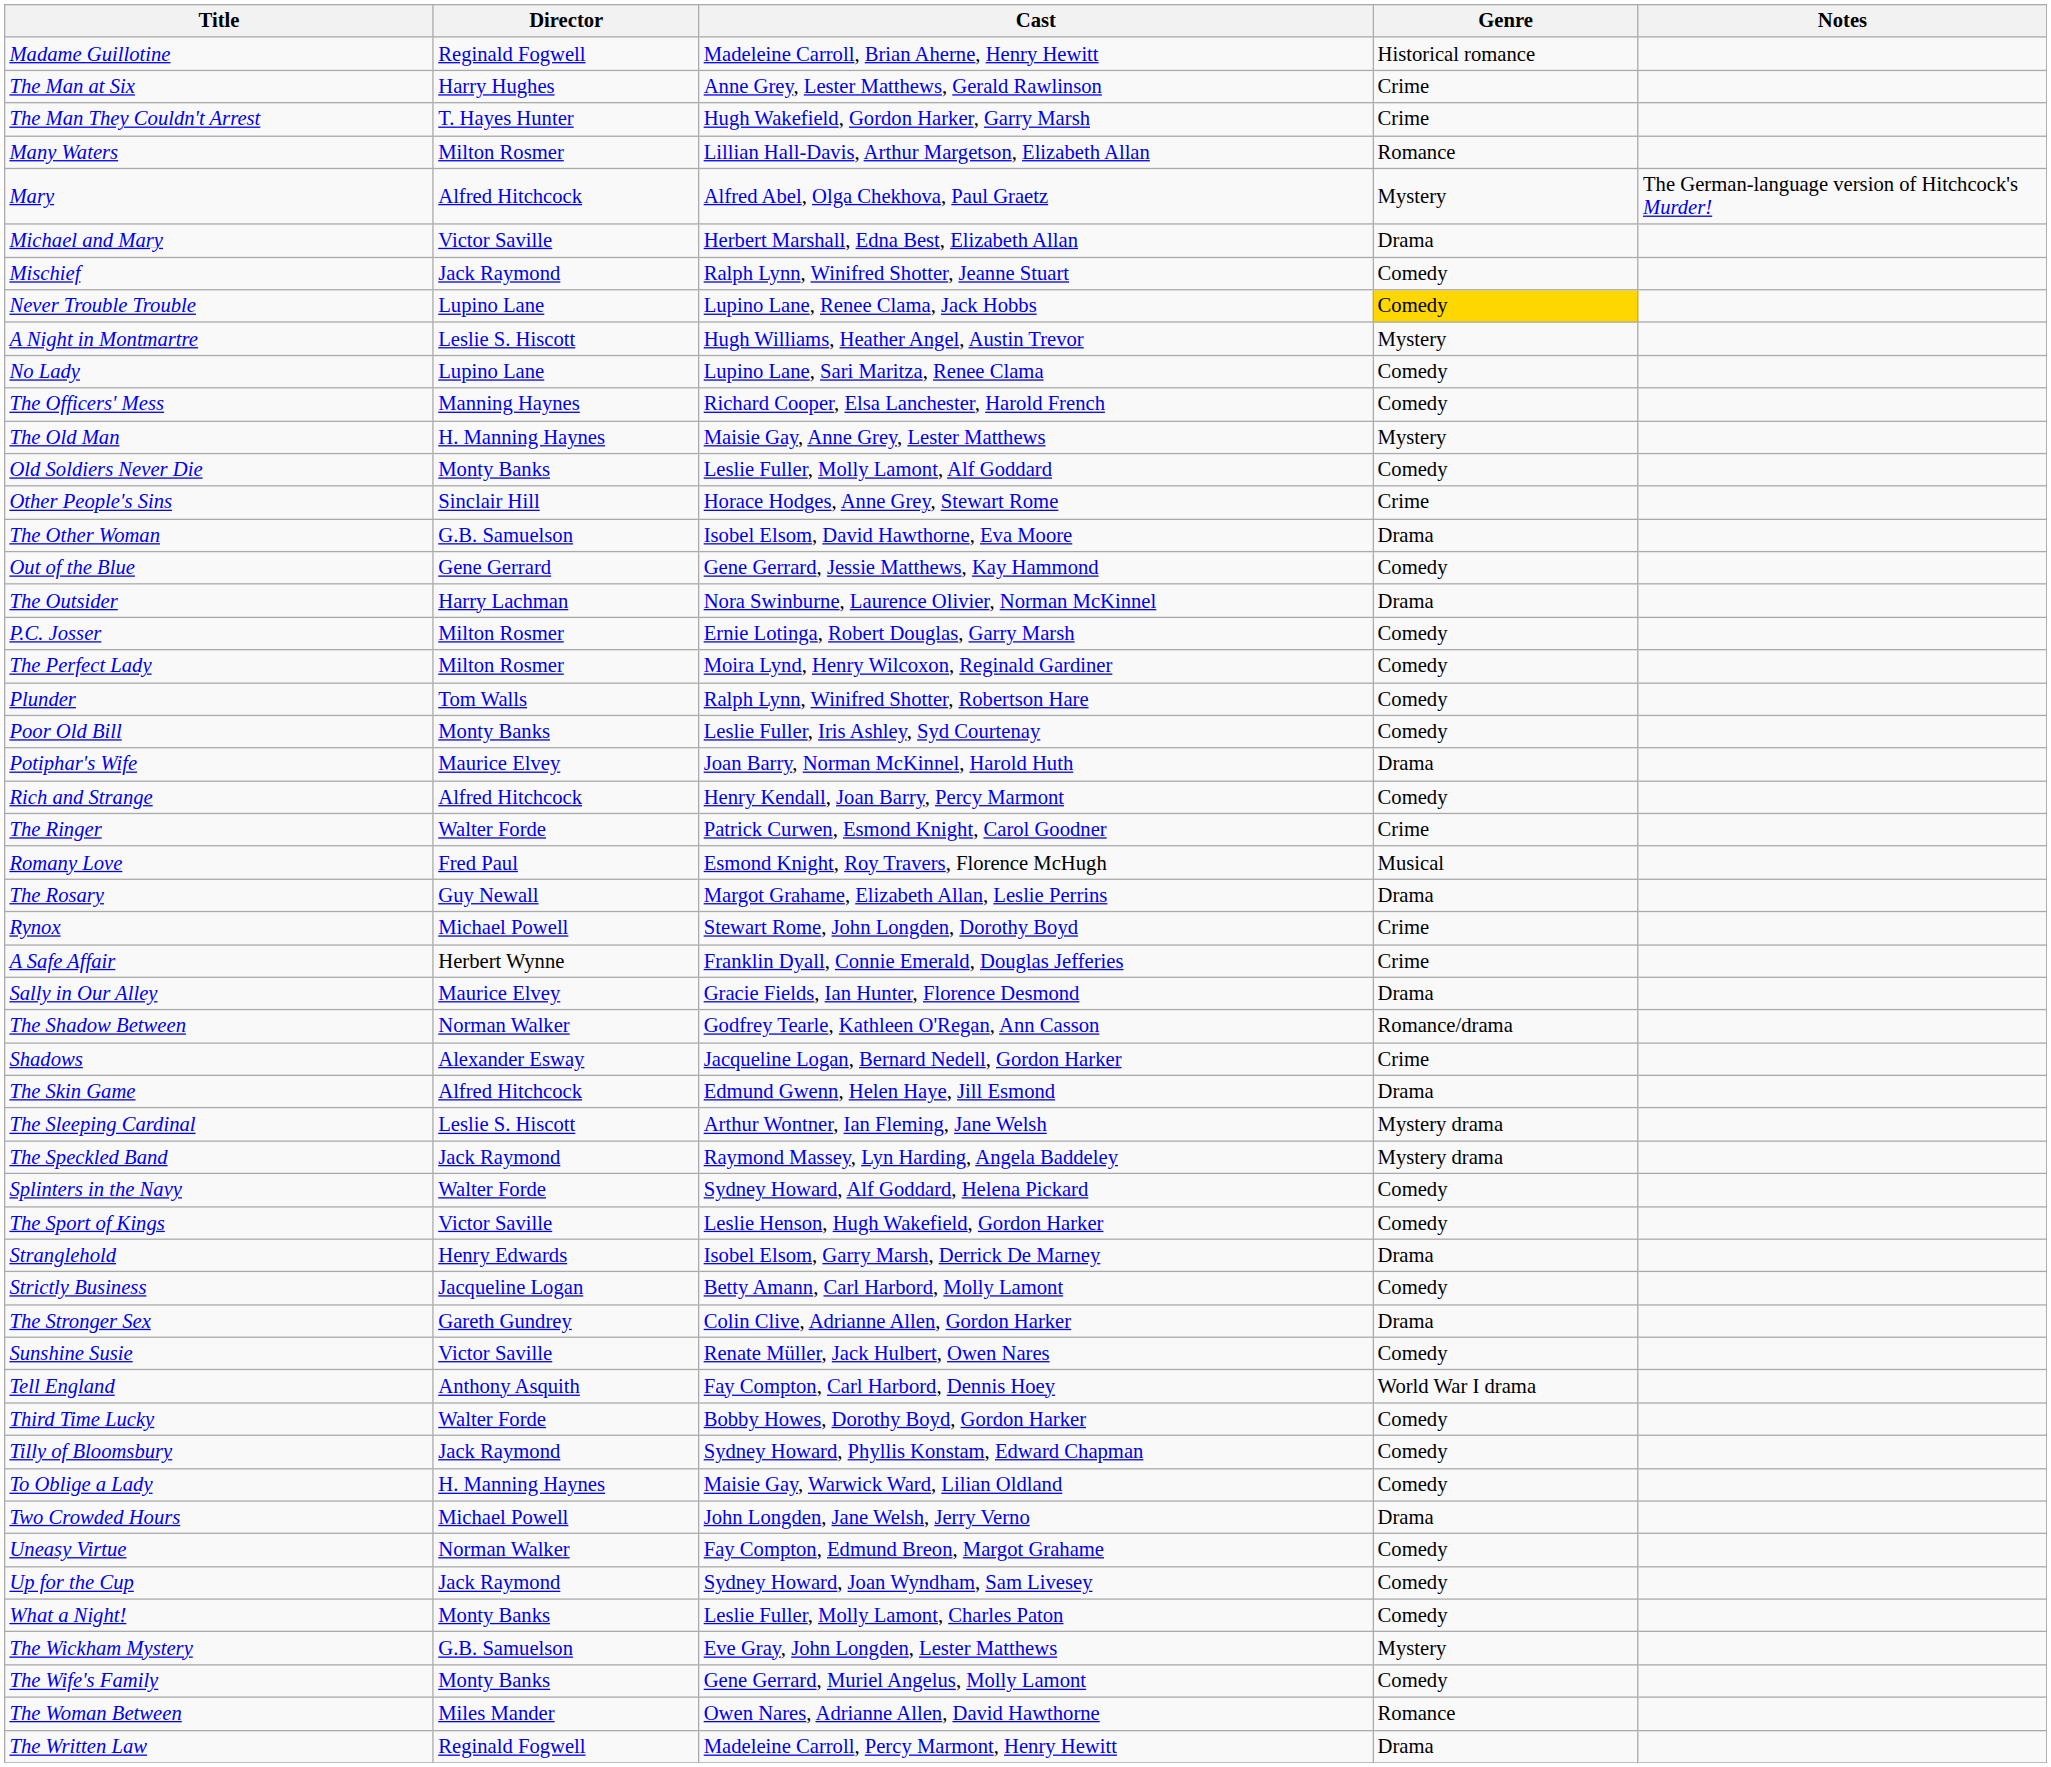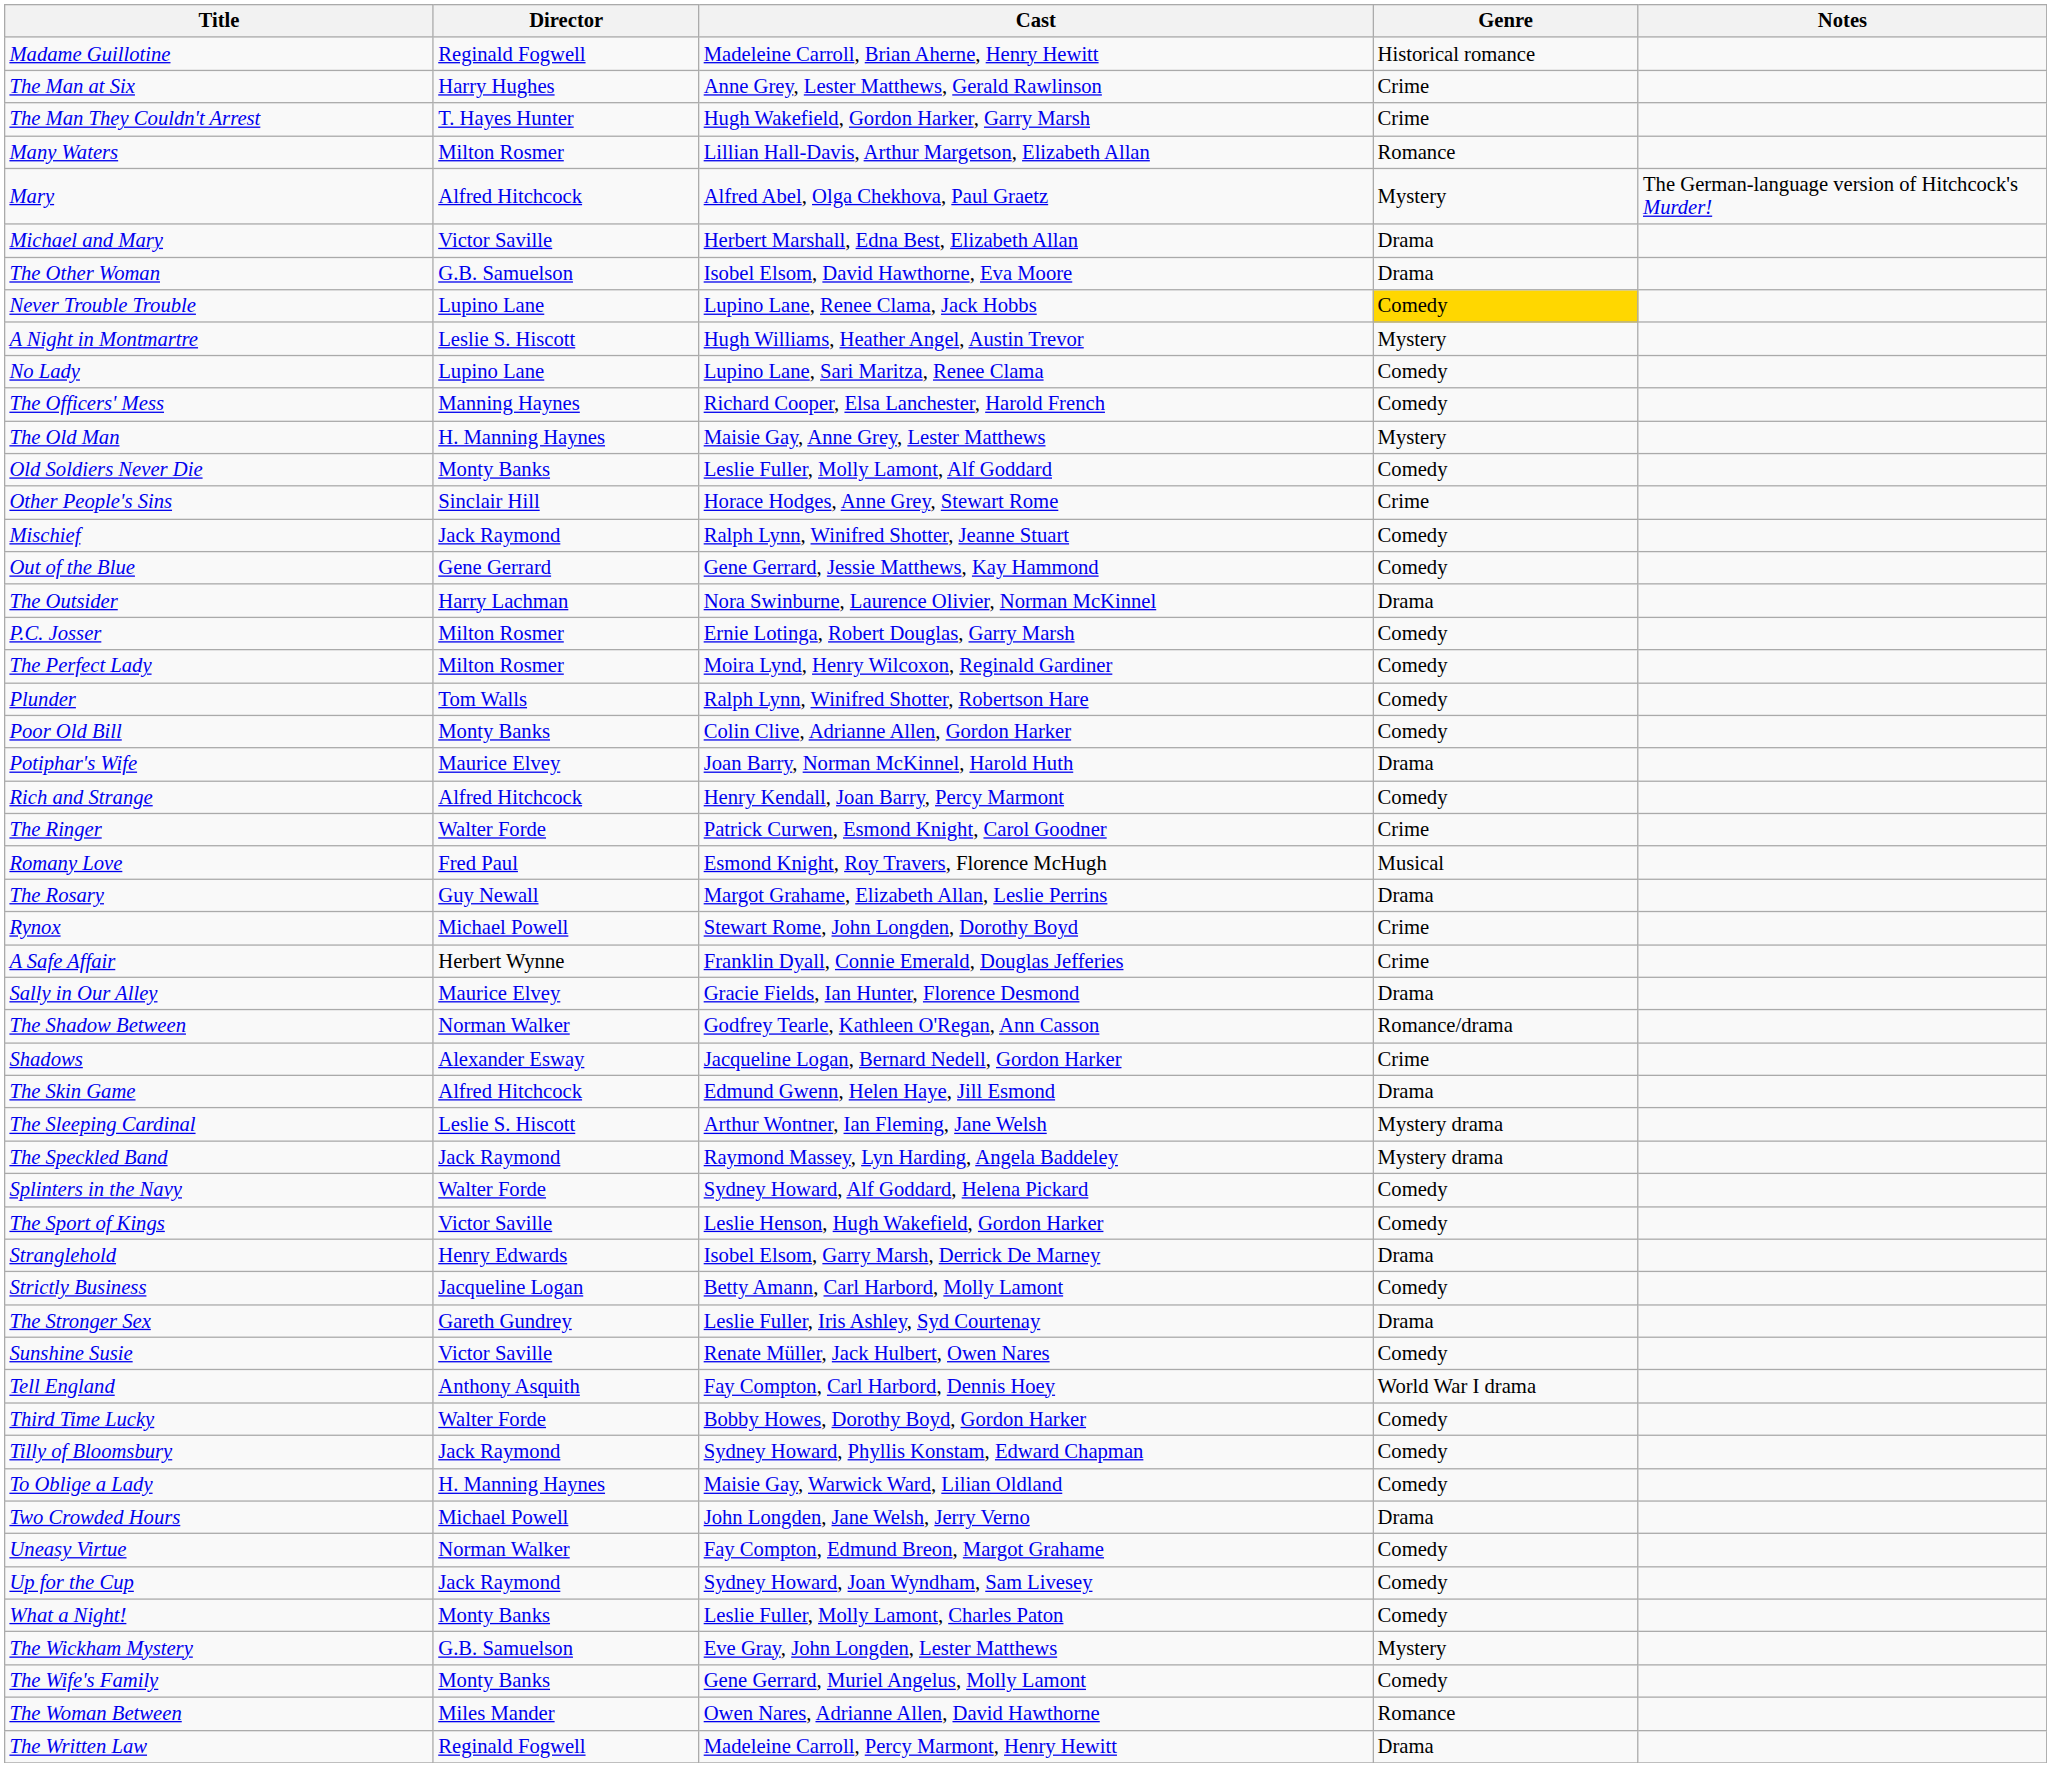rows swapped: (45, 273) <-> (85, 535)
(872, 731) Leslie Fuller, Iris Ashley, Syd Courtenay -> (887, 731) Colin Clive, Adrianne Allen, Gordon Harker
(887, 1320) Colin Clive, Adrianne Allen, Gordon Harker -> (872, 1320) Leslie Fuller, Iris Ashley, Syd Courtenay
